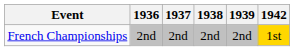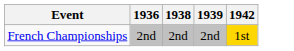- column: (178, 14)
